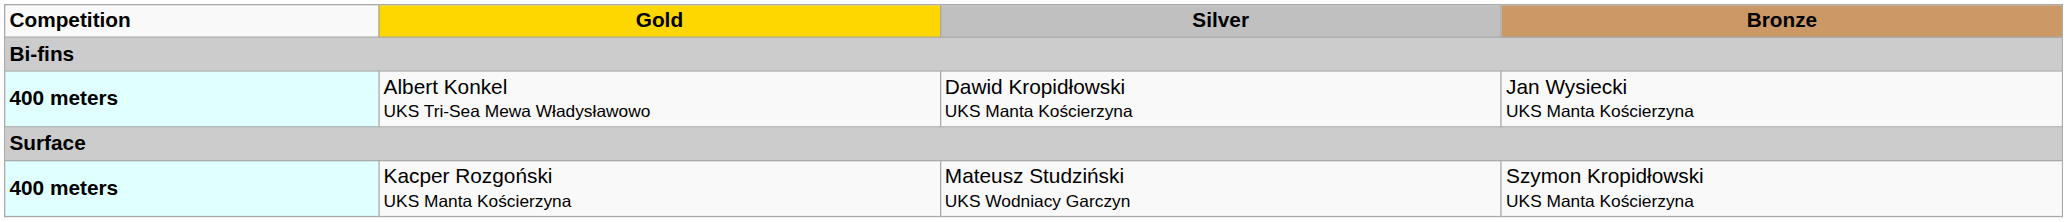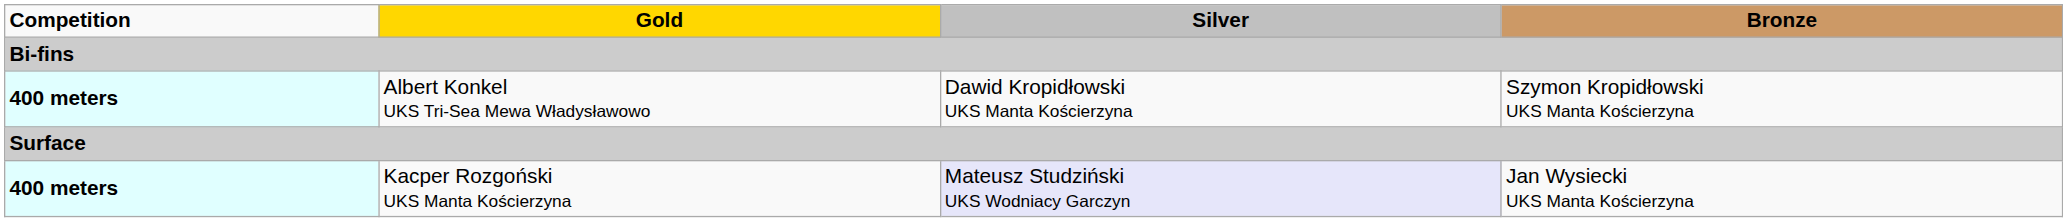(1600, 98) Jan Wysiecki UKS Manta Kościerzyna -> (1605, 98) Szymon Kropidłowski UKS Manta Kościerzyna
(1038, 188) no background -> (1038, 188) lavender background
(1605, 188) Szymon Kropidłowski UKS Manta Kościerzyna -> (1600, 188) Jan Wysiecki UKS Manta Kościerzyna
